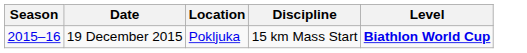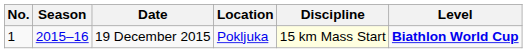+ column: (19, 15)
(305, 36) no background -> (333, 36) lightyellow background
